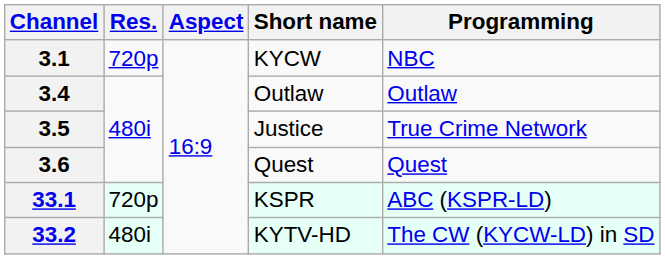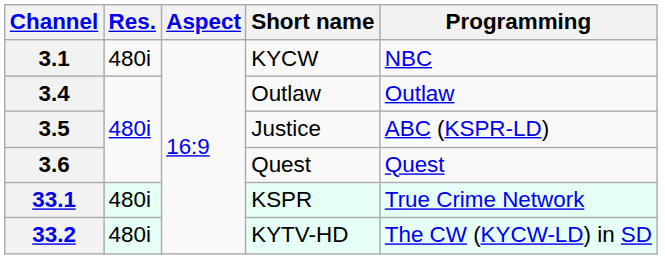(133, 57) 720p -> (130, 57) 480i
(487, 128) True Crime Network -> (467, 128) ABC (KSPR-LD)
(133, 199) 720p -> (130, 199) 480i
(469, 199) ABC (KSPR-LD) -> (485, 199) True Crime Network
